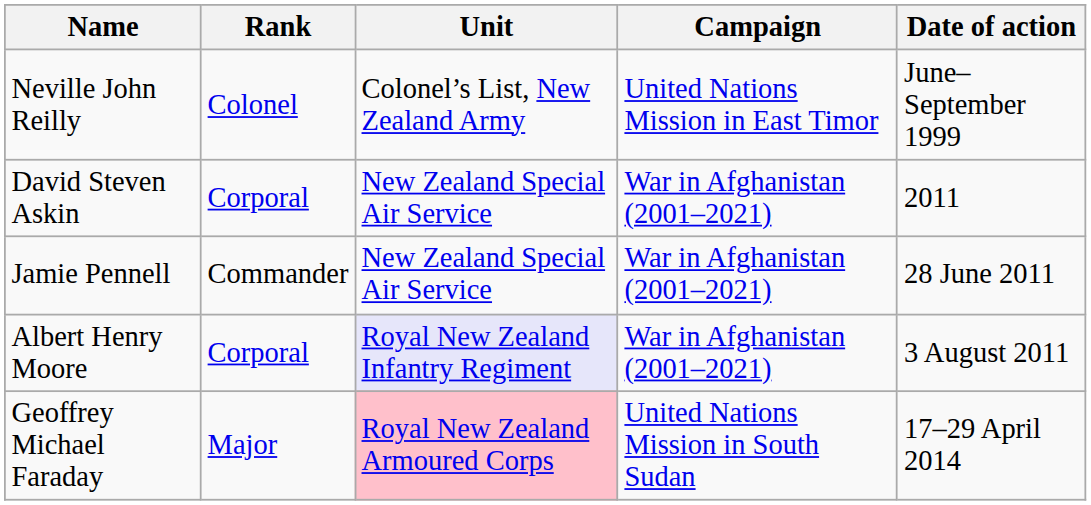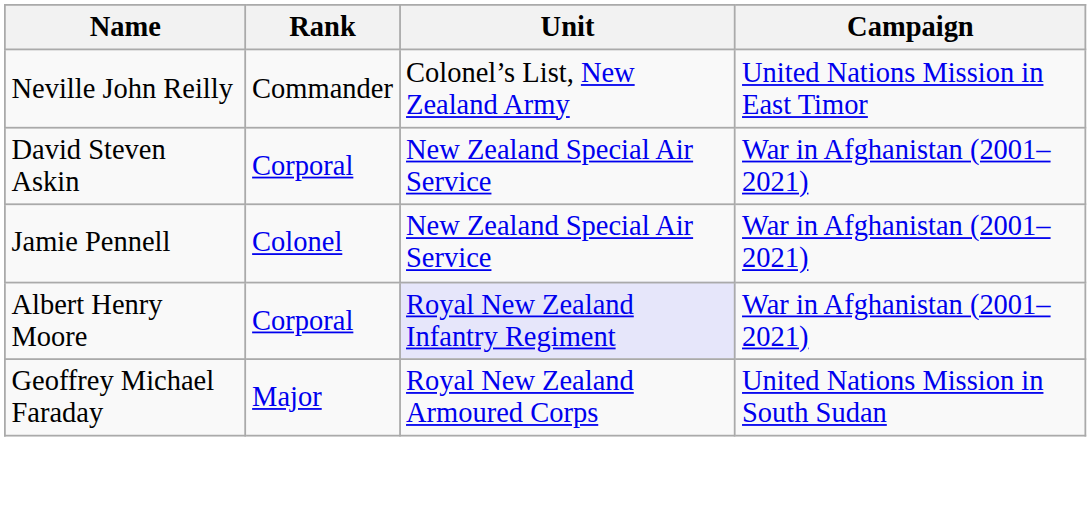- column: (991, 27)
(253, 104) Colonel -> (323, 88) Commander
(278, 274) Commander -> (297, 242) Colonel
(475, 445) pink background -> (520, 397) no background
